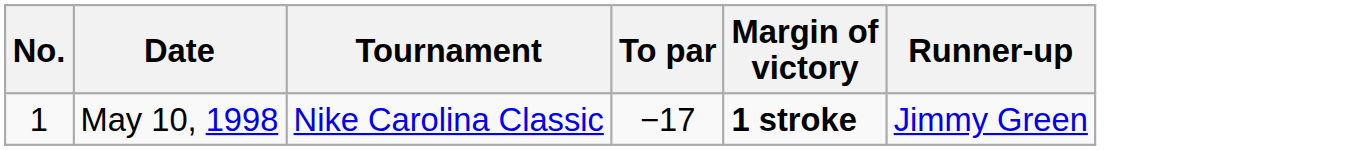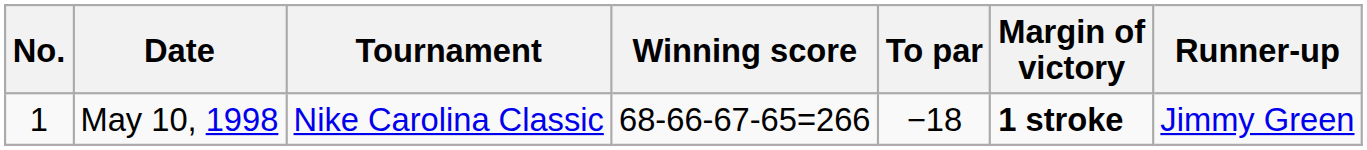+ column: (745, 49)
(668, 119) −17 -> (934, 119) −18
